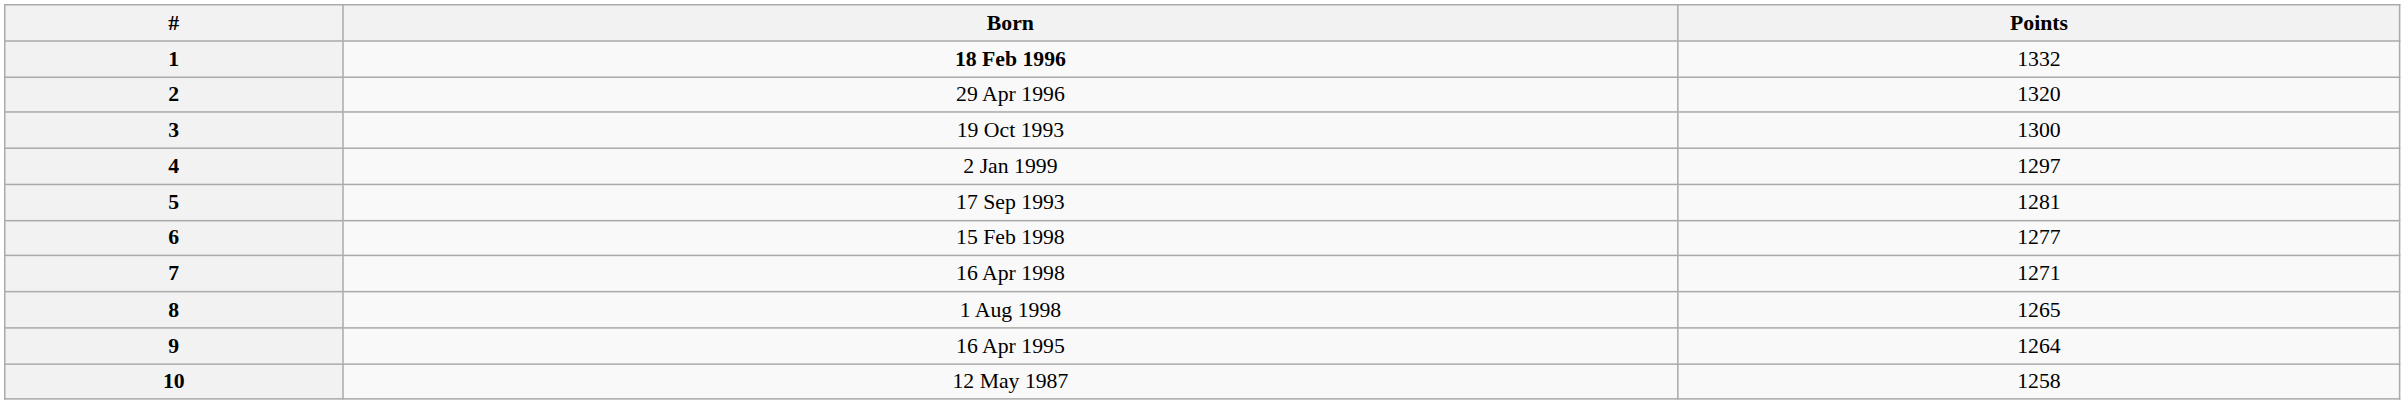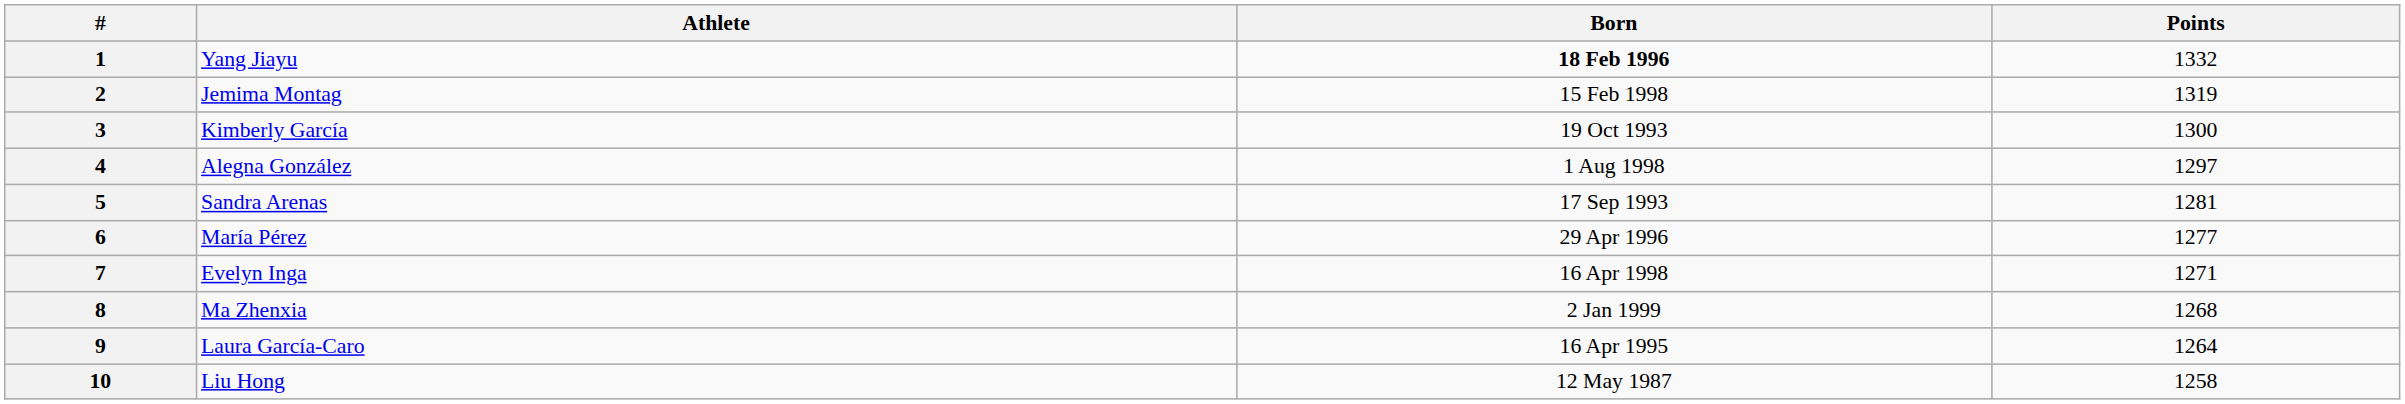+ column: (716, 22)
(1010, 94) 29 Apr 1996 -> (1614, 94) 15 Feb 1998
(2039, 94) 1320 -> (2196, 94) 1319
(1010, 166) 2 Jan 1999 -> (1614, 166) 1 Aug 1998
(1010, 237) 15 Feb 1998 -> (1614, 237) 29 Apr 1996
(1010, 309) 1 Aug 1998 -> (1614, 309) 2 Jan 1999
(2039, 309) 1265 -> (2196, 309) 1268
